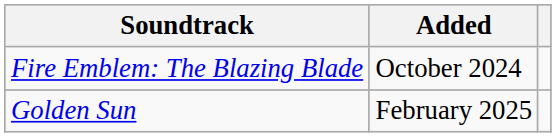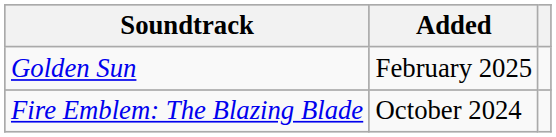rows swapped: (187, 68) <-> (74, 110)
